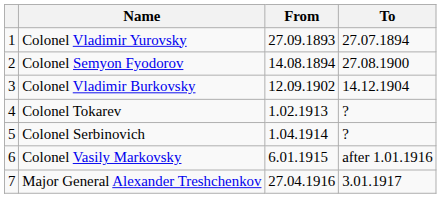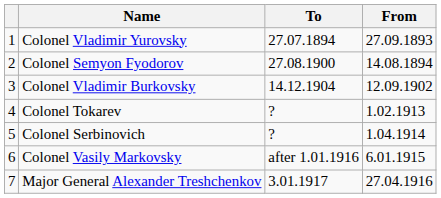columns swapped: (302, 16) <-> (387, 16)
